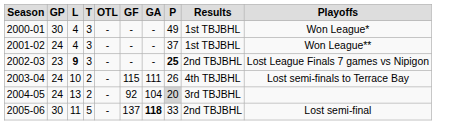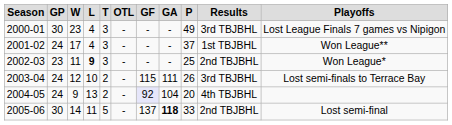+ column: (75, 12)
(213, 29) 1st TBJBHL -> (229, 29) 3rd TBJBHL
(338, 29) Won League* -> (354, 29) Lost League Finals 7 games vs Nipigon
(173, 62) bold -> (189, 62) normal
(338, 62) Lost League Finals 7 games vs Nipigon -> (354, 62) Won League*
(213, 78) 4th TBJBHL -> (229, 78) 3rd TBJBHL
(131, 95) no background -> (148, 95) lavender background
(173, 95) lightgrey background -> (189, 95) no background
(213, 95) 3rd TBJBHL -> (229, 95) 4th TBJBHL
